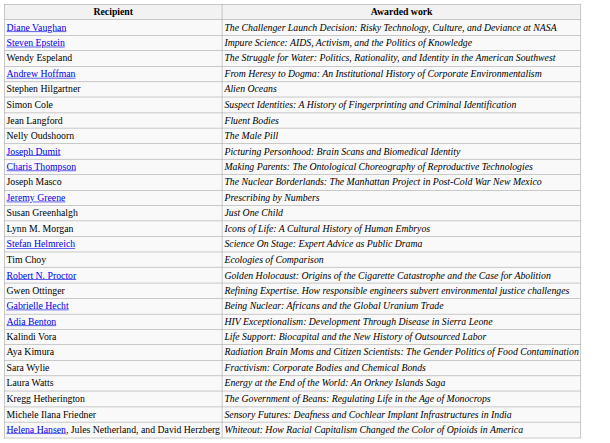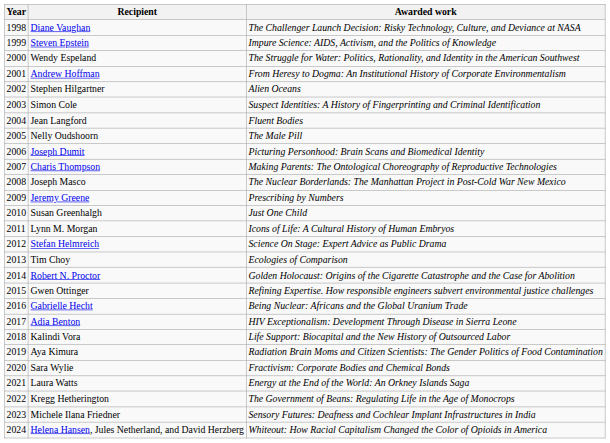+ column: (16, 12)
